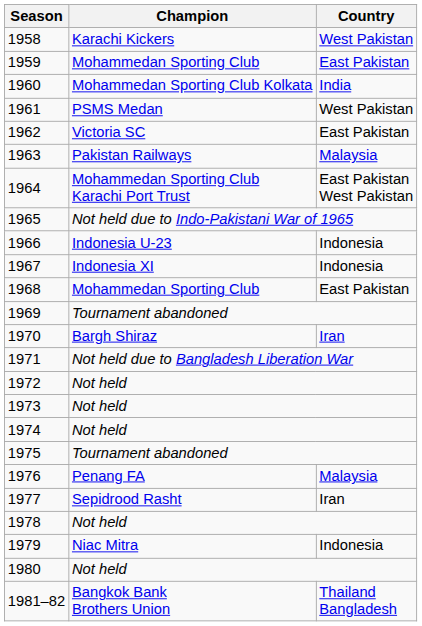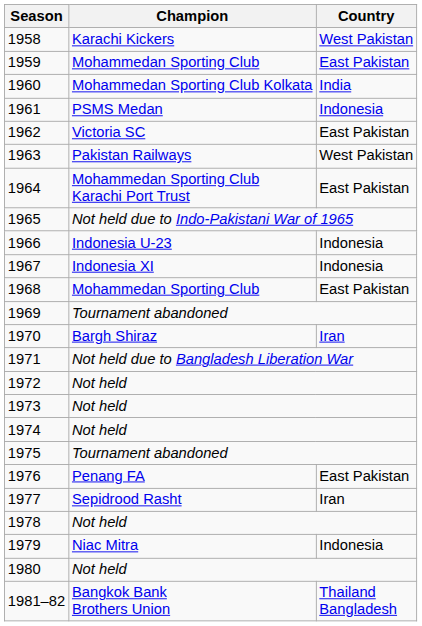(366, 109) West Pakistan -> (351, 109) Indonesia
(348, 156) Malaysia -> (366, 156) West Pakistan
(366, 187) East Pakistan West Pakistan -> (364, 187) East Pakistan
(348, 476) Malaysia -> (364, 476) East Pakistan
